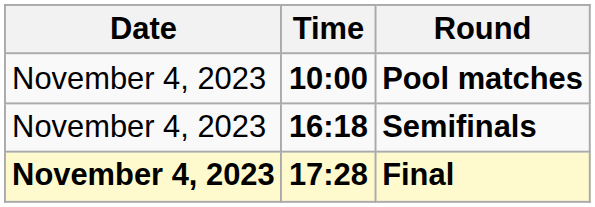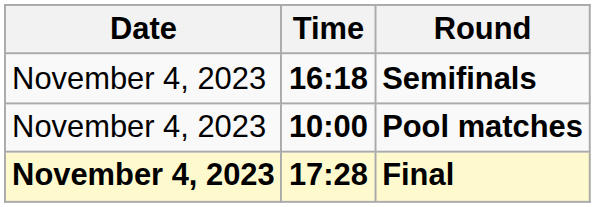rows swapped: (483, 77) <-> (459, 126)
